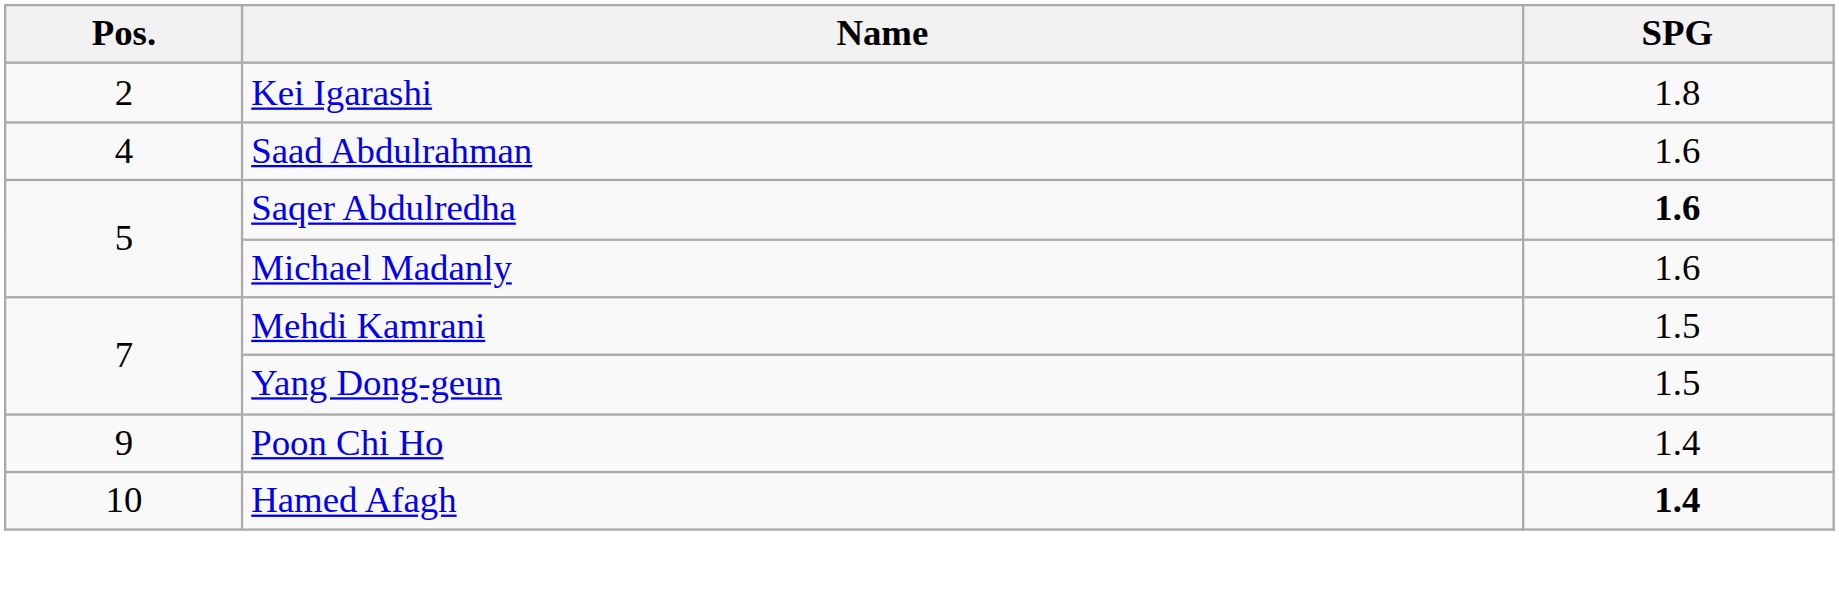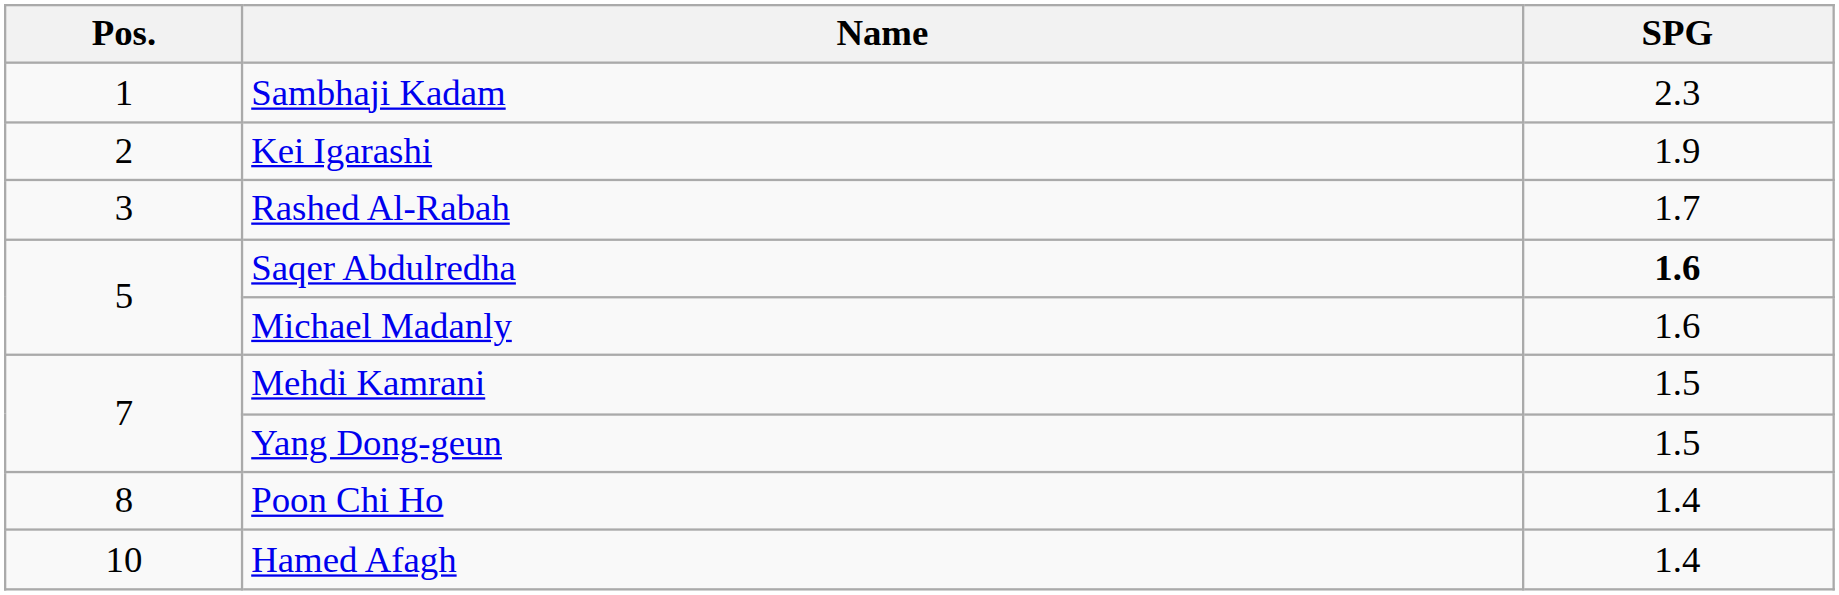+ row: (378, 92)
(1677, 92) 1.8 -> (1677, 150) 1.9
+ row: (380, 208)
- row: (392, 150)
(124, 442) 9 -> (124, 500) 8
(1677, 500) bold -> (1677, 558) normal
